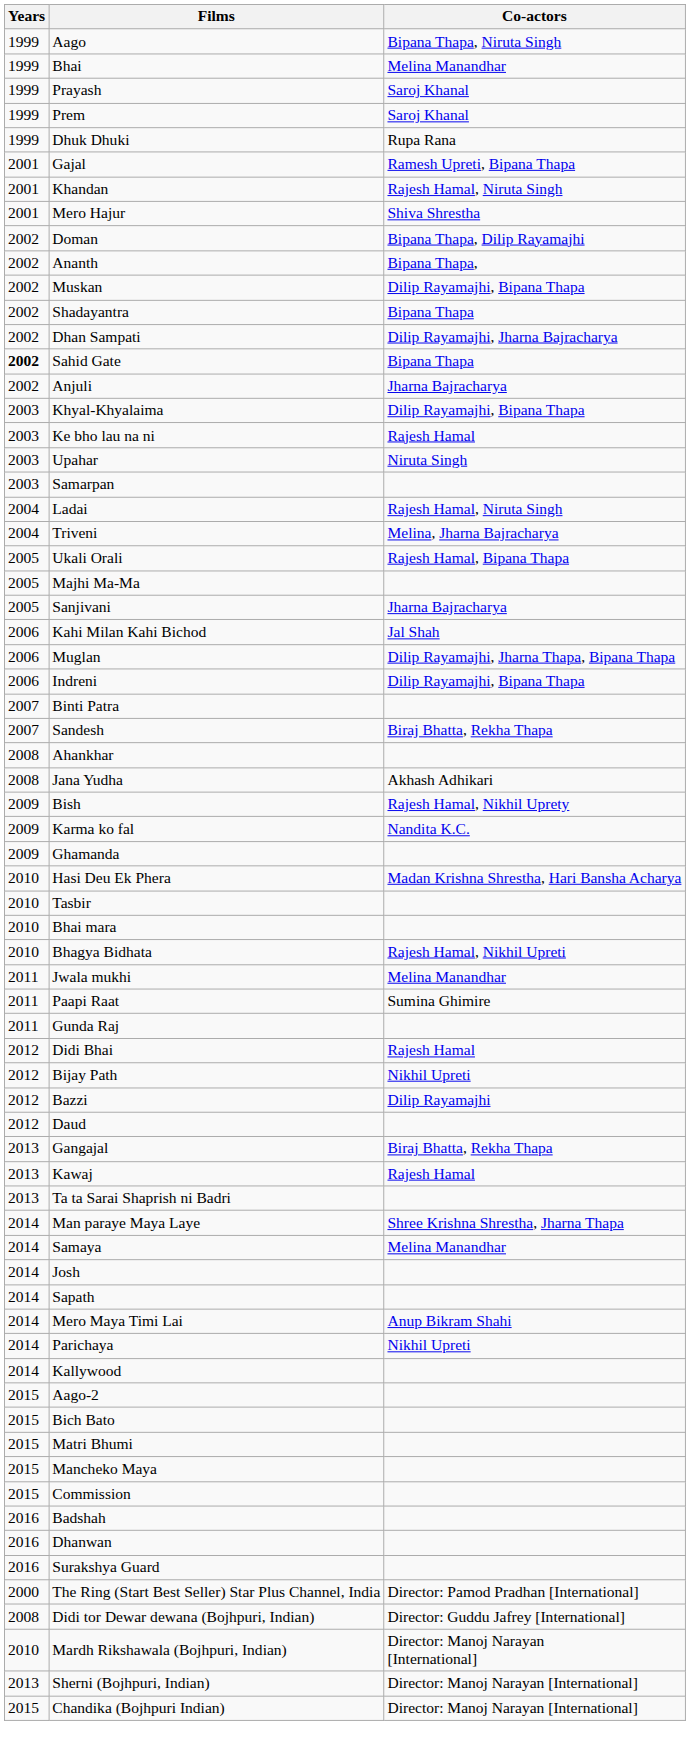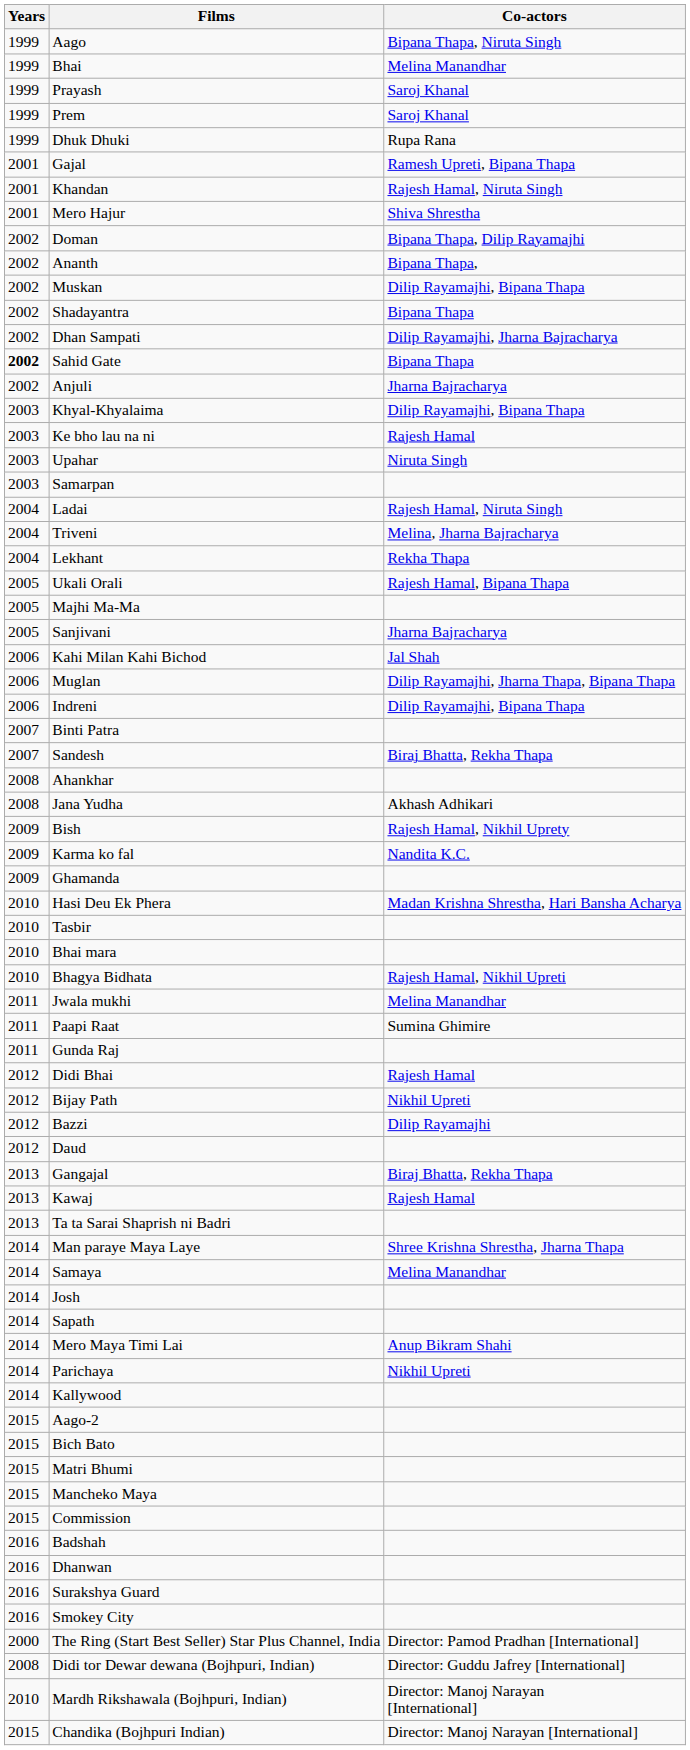+ row: (78, 558)
+ row: (93, 1616)
- row: (131, 1683)
